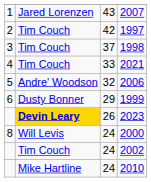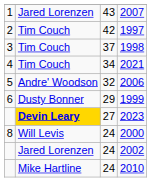(109, 64) 33 -> (109, 64) 34
(109, 116) 26 -> (109, 116) 27
(44, 151) Tim Couch -> (56, 151) Jared Lorenzen
